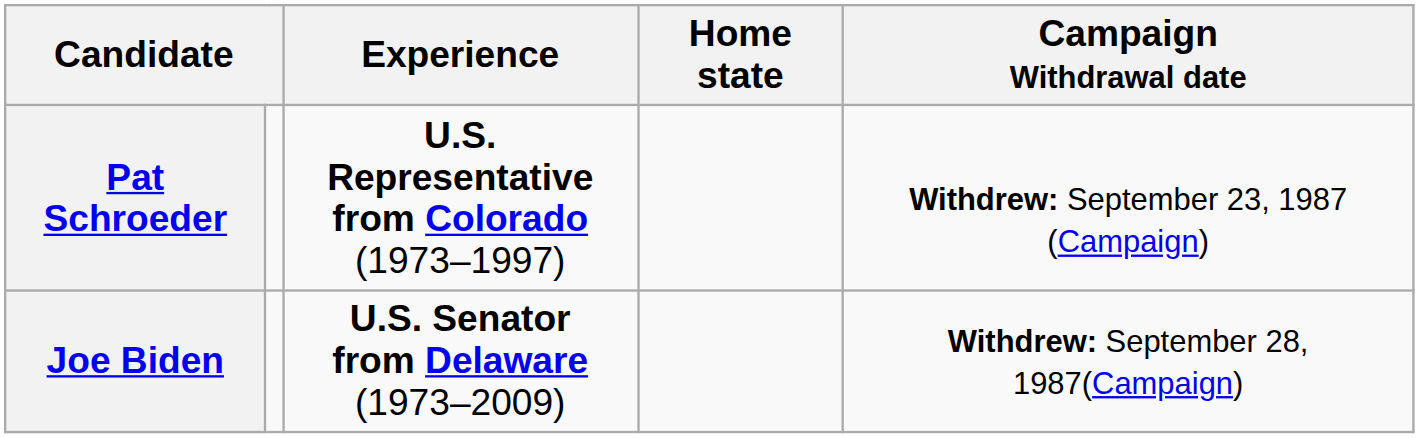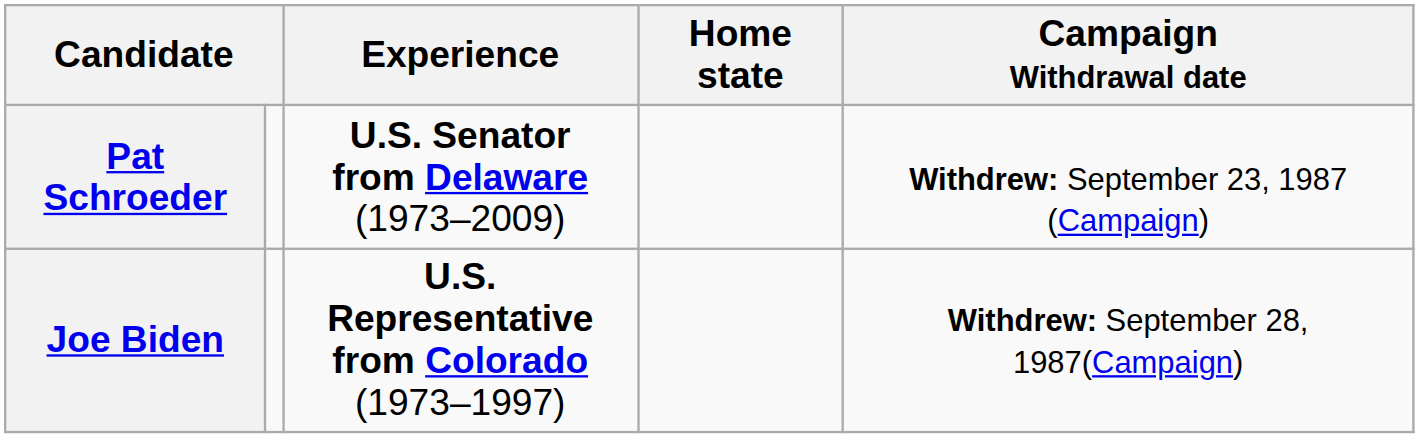(460, 197) U.S. Representative from Colorado (1973–1997) -> (460, 176) U.S. Senator from Delaware (1973–2009)
(460, 360) U.S. Senator from Delaware (1973–2009) -> (460, 339) U.S. Representative from Colorado (1973–1997)
